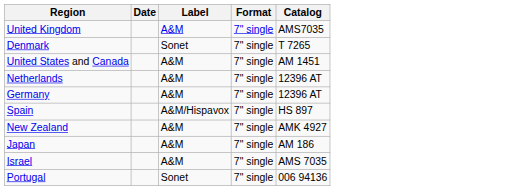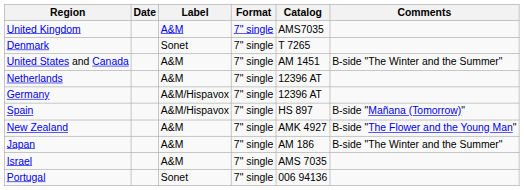+ column: (424, 12)
(172, 95) A&M -> (195, 95) A&M/Hispavox
